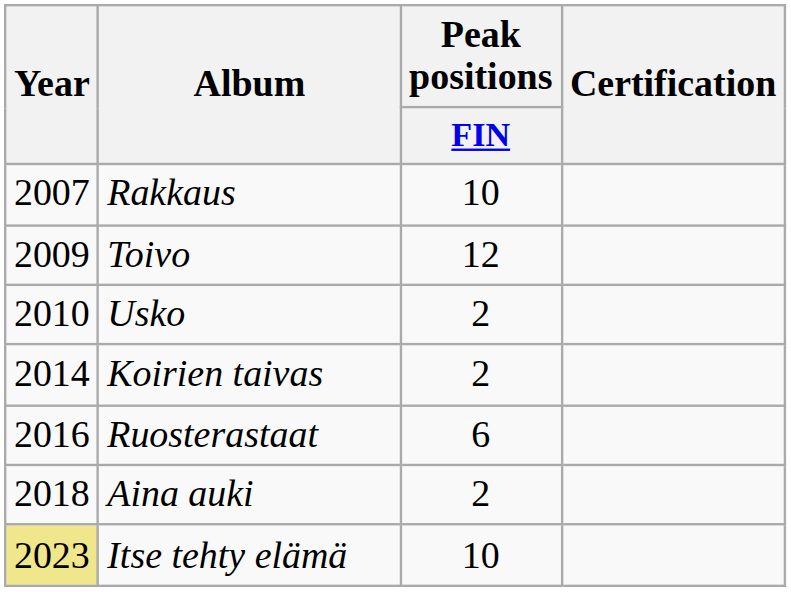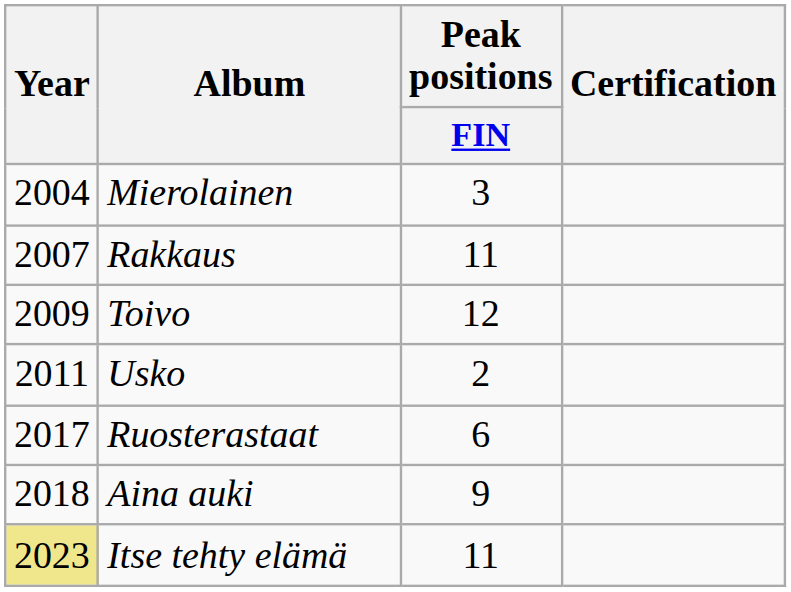+ row: (200, 193)
(481, 193) 10 -> (481, 253) 11
(52, 313) 2010 -> (52, 374) 2011
- row: (215, 374)
(52, 434) 2016 -> (52, 434) 2017
(481, 494) 2 -> (481, 494) 9
(481, 554) 10 -> (481, 554) 11
